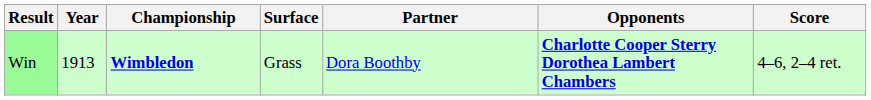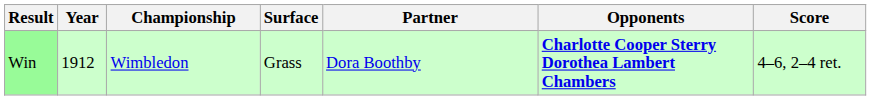(78, 62) 1913 -> (78, 62) 1912
(152, 62) bold -> (150, 62) normal
